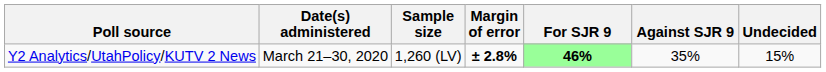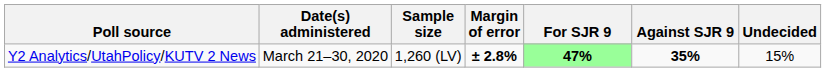(577, 56) 46% -> (577, 56) 47%
(685, 56) normal -> (685, 56) bold
